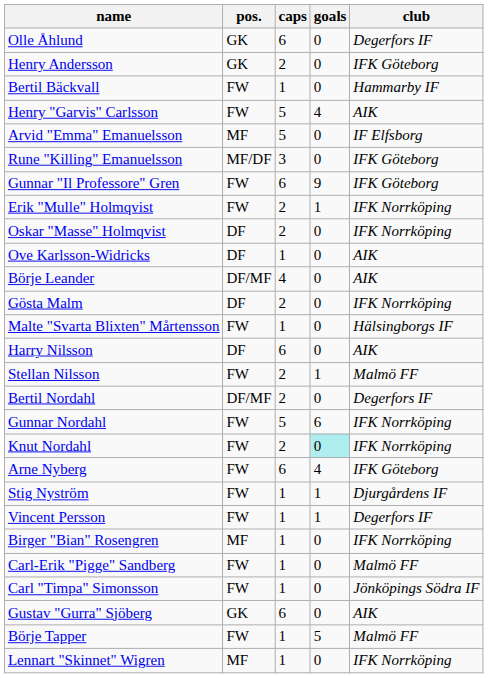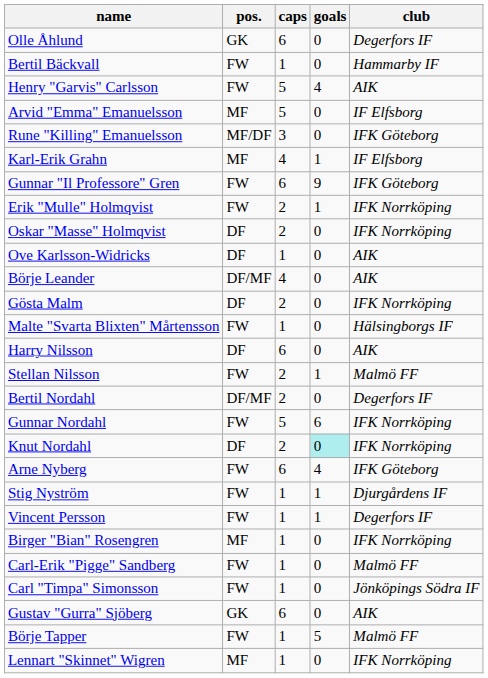- row: (60, 64)
+ row: (57, 159)
(238, 445) FW -> (236, 445) DF
